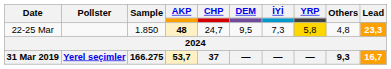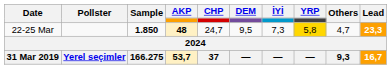(147, 29) normal -> (147, 29) bold
(343, 29) 4,8 -> (343, 29) 4,7
